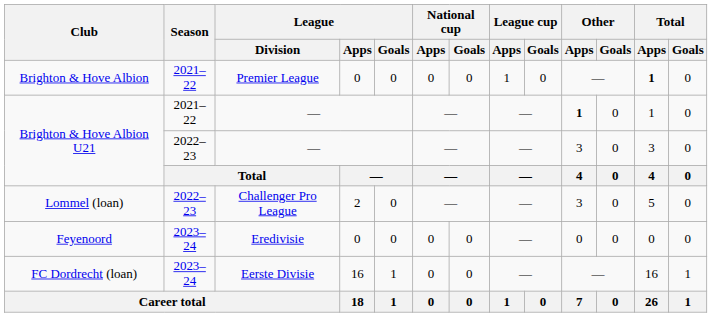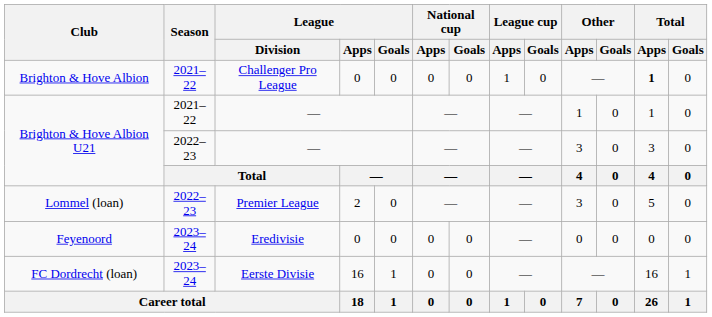(278, 77) Premier League -> (278, 77) Challenger Pro League
(579, 112) bold -> (579, 112) normal
(278, 203) Challenger Pro League -> (278, 203) Premier League
